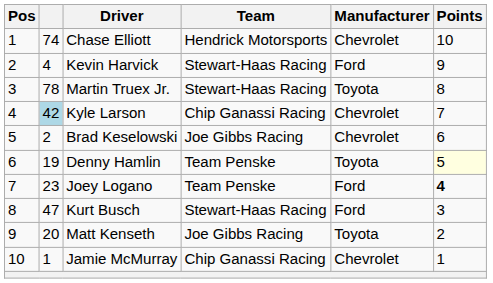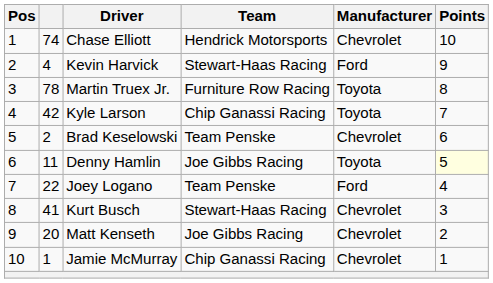(255, 89) Stewart-Haas Racing -> (257, 89) Furniture Row Racing
(51, 113) lightblue background -> (51, 113) no background
(367, 113) Chevrolet -> (359, 113) Toyota
(244, 137) Joe Gibbs Racing -> (230, 137) Team Penske
(51, 161) 19 -> (50, 161) 11
(230, 161) Team Penske -> (244, 161) Joe Gibbs Racing
(51, 185) 23 -> (51, 185) 22
(441, 185) bold -> (443, 185) normal
(51, 210) 47 -> (51, 210) 41
(350, 210) Ford -> (369, 210) Chevrolet
(357, 234) Toyota -> (369, 234) Chevrolet
